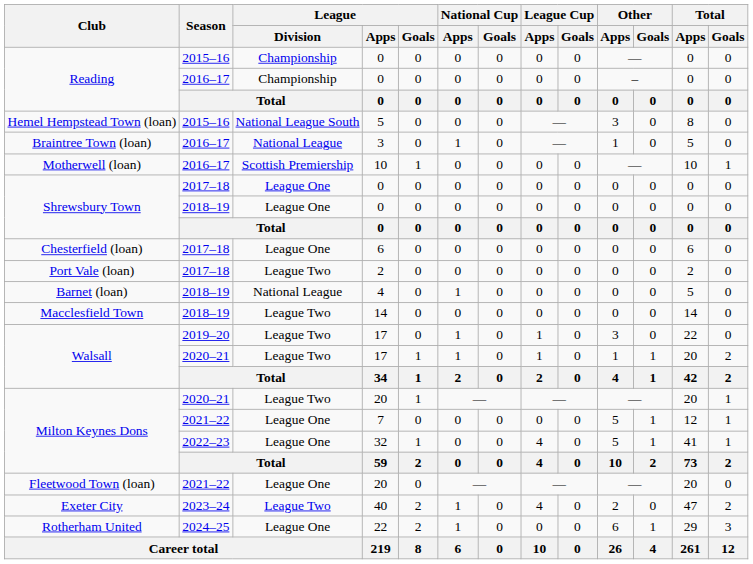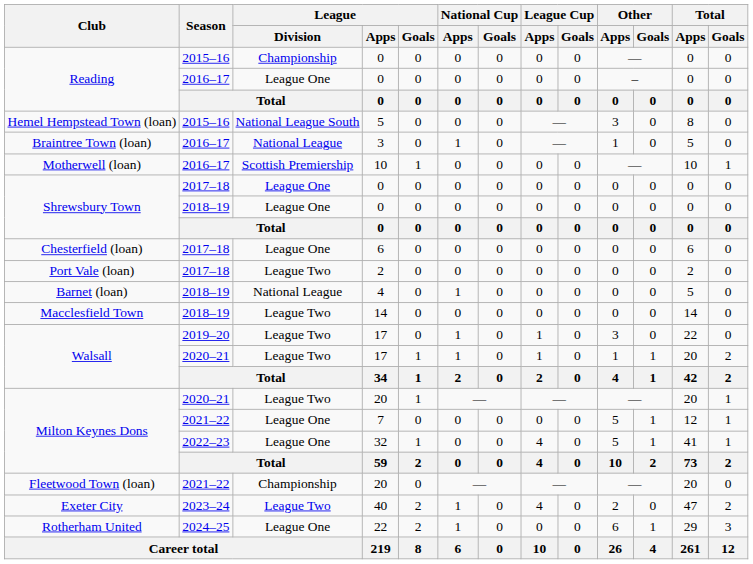(298, 79) Championship -> (298, 79) League One
(298, 484) League One -> (298, 484) Championship
